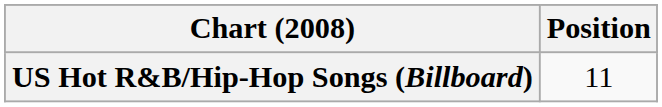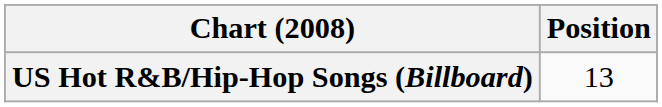(599, 76) 11 -> (599, 76) 13
